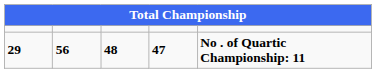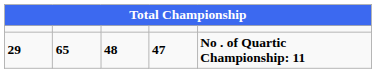(62, 50) 56 -> (62, 50) 65
